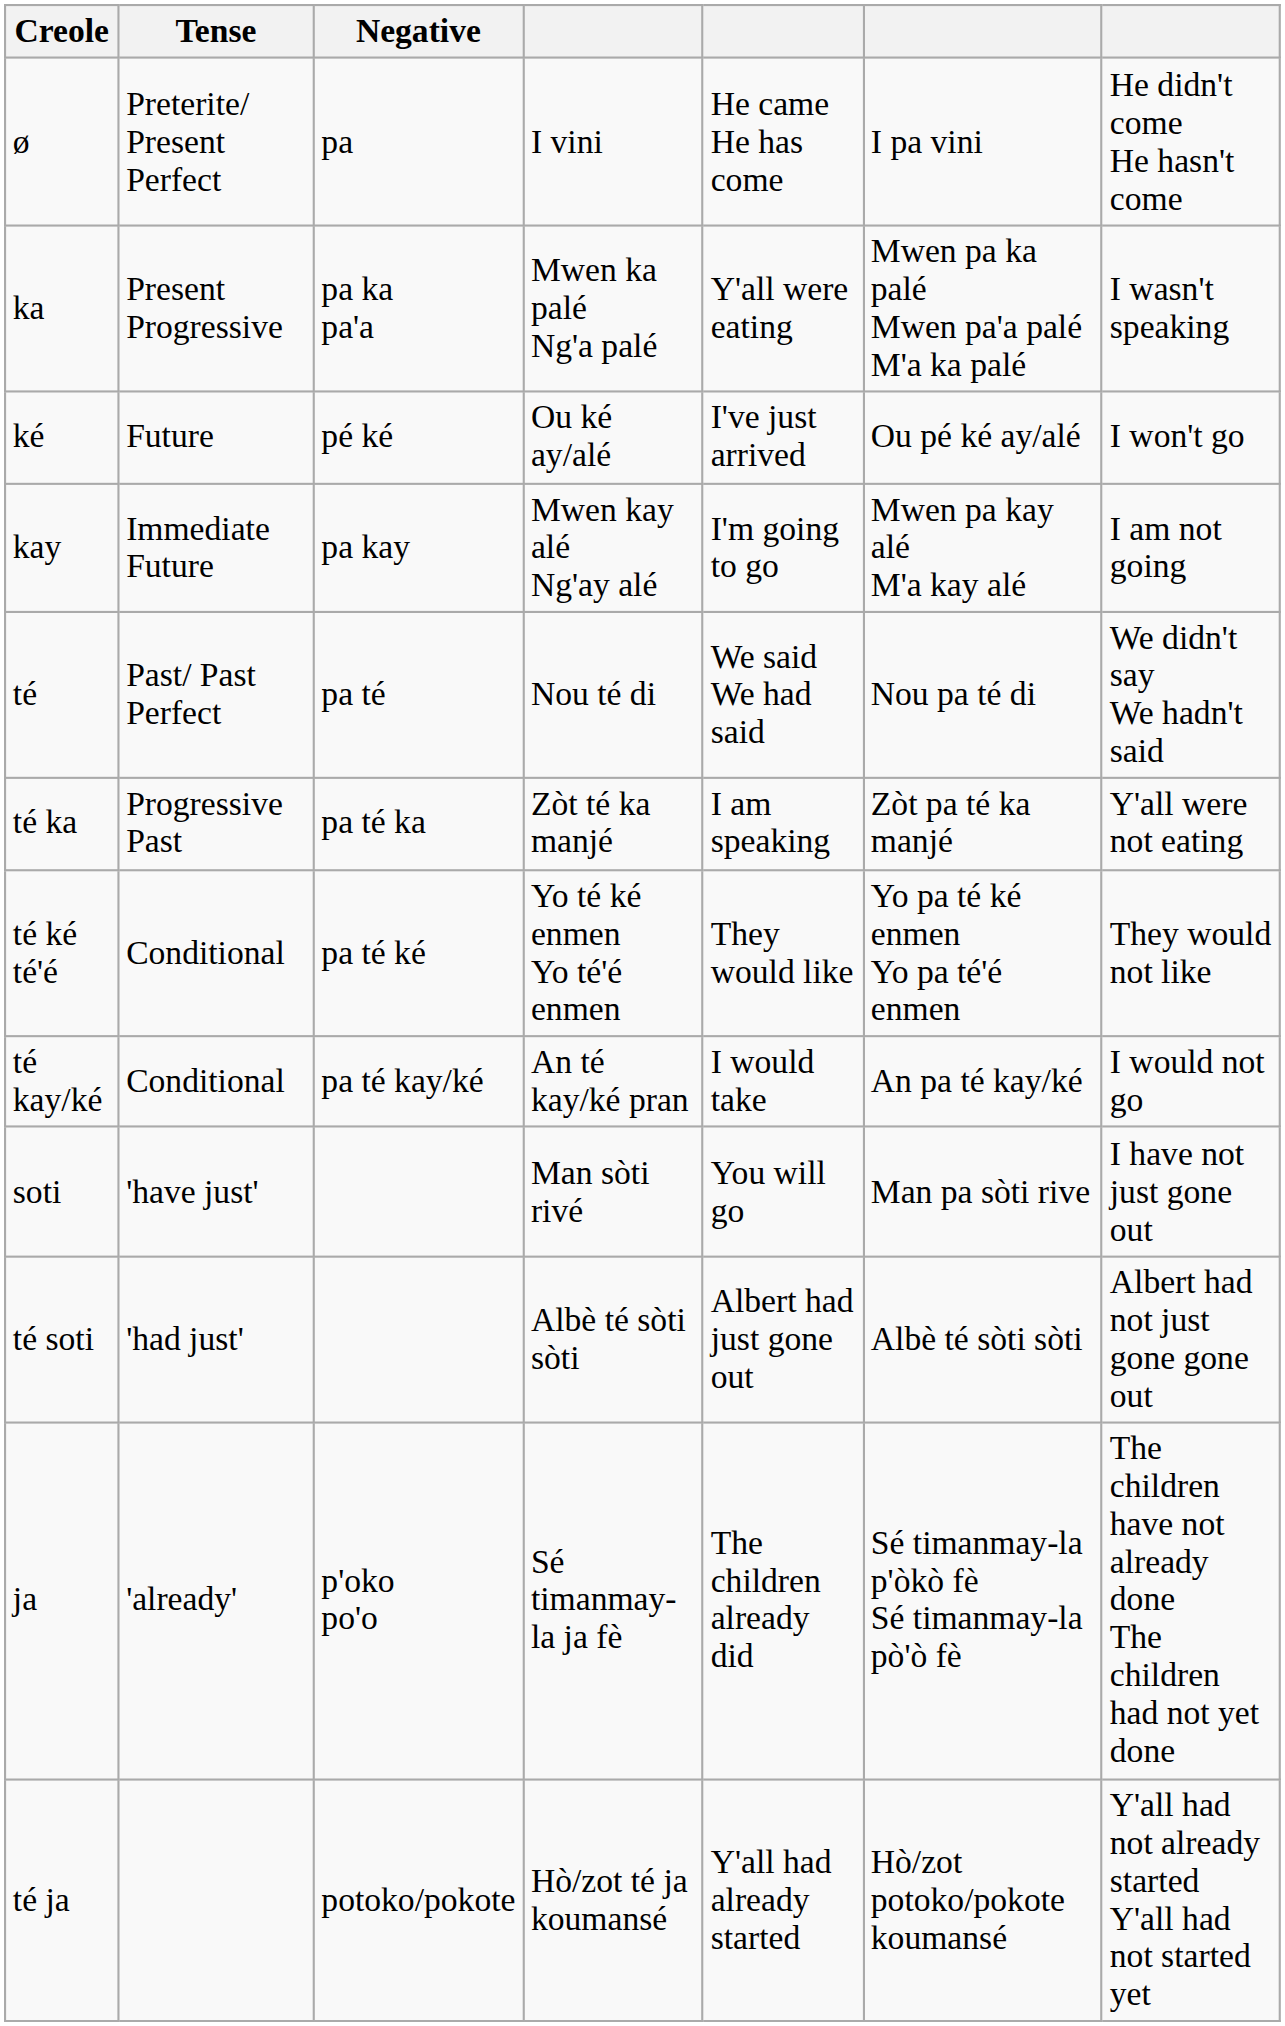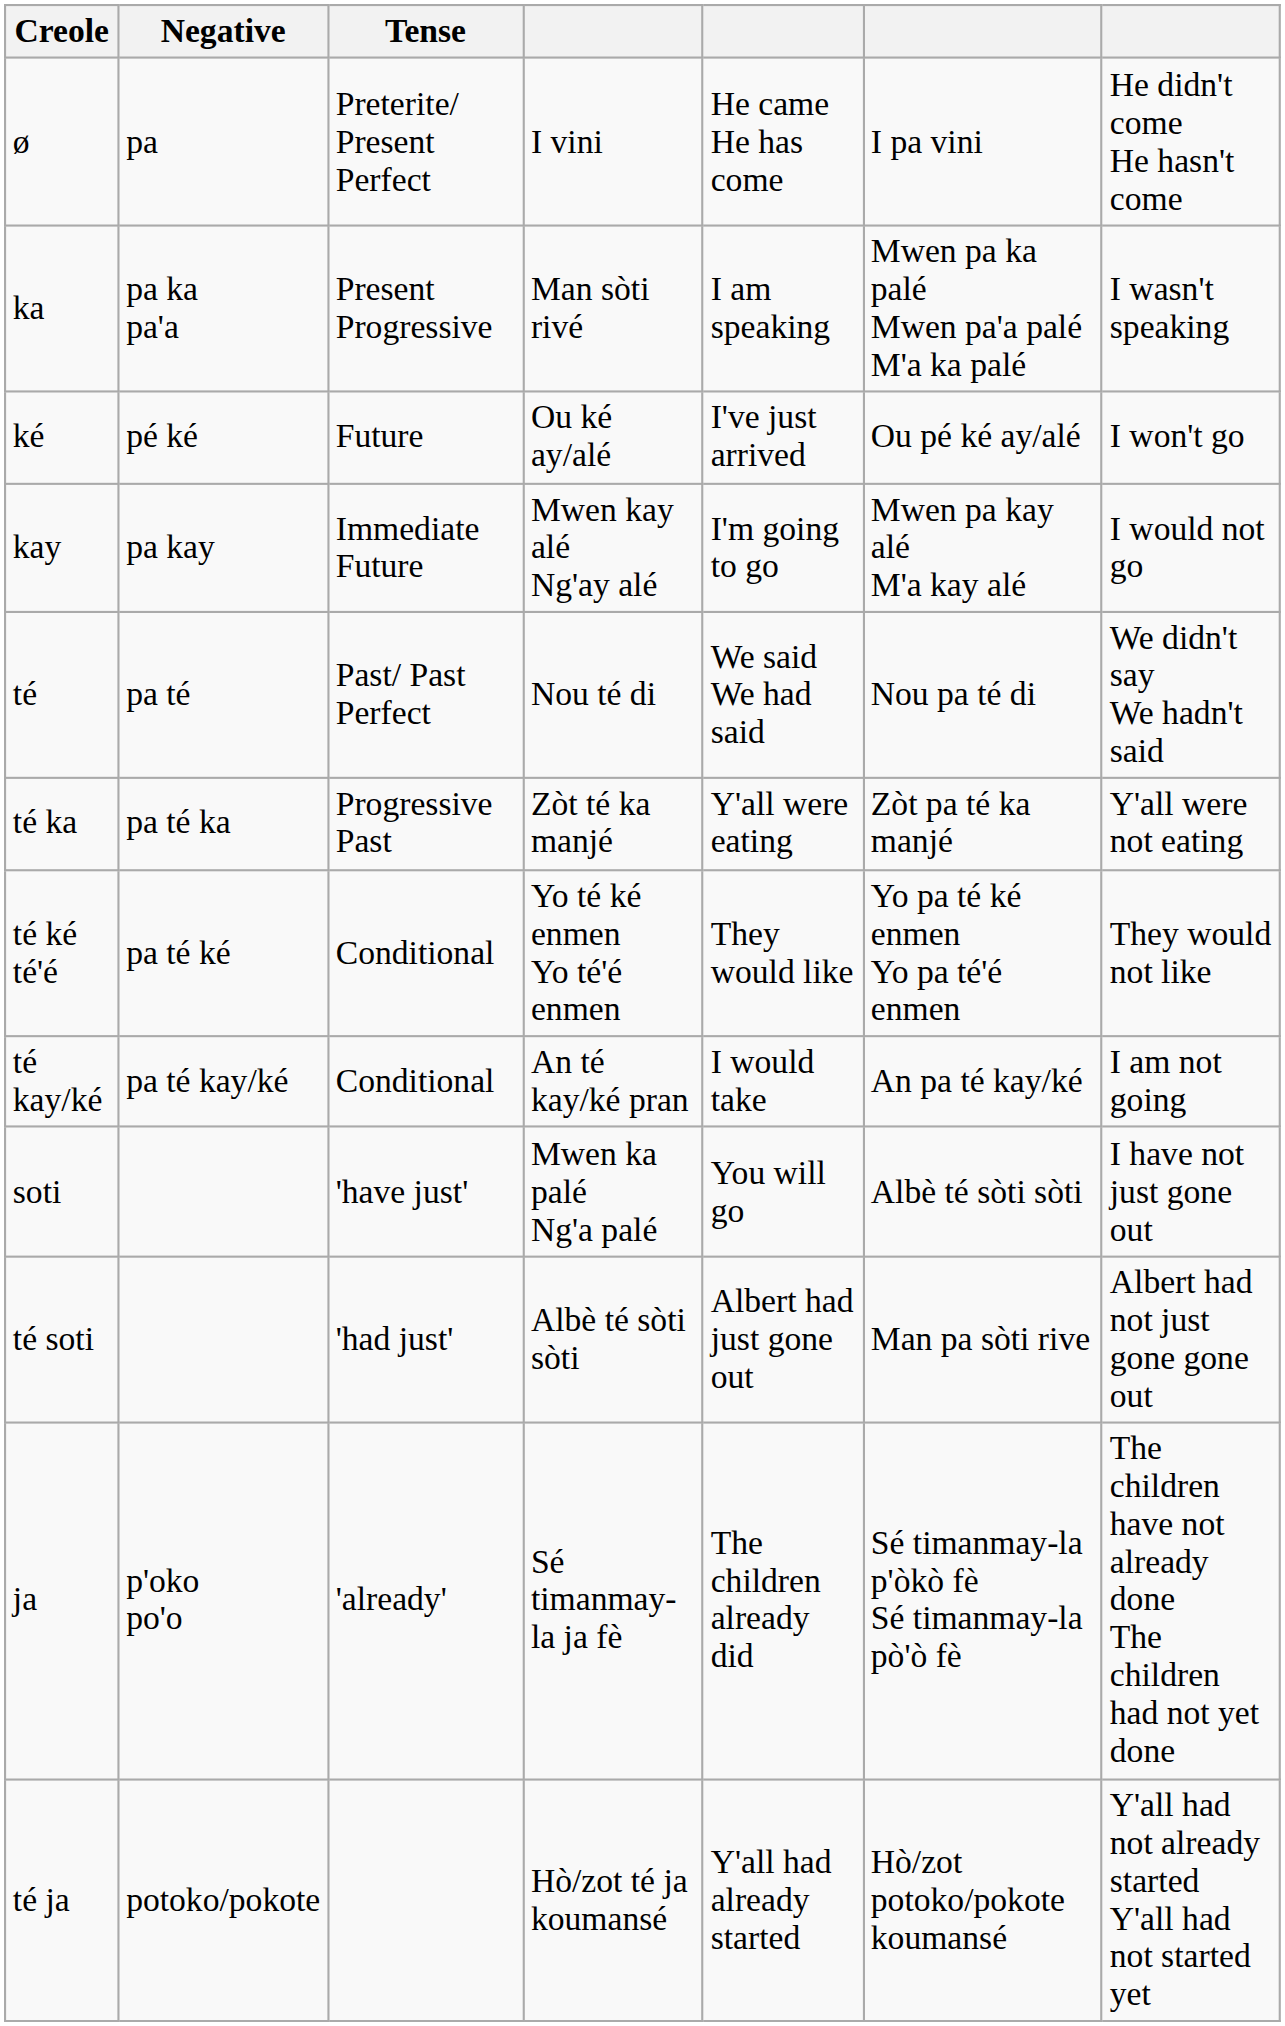columns swapped: (418, 31) <-> (216, 31)
(594, 307) Mwen ka palé Ng'a palé -> (590, 307) Man sòti rivé
(779, 307) Y'all were eating -> (770, 307) I am speaking
(1166, 546) I am not going -> (1187, 546) I would not go
(770, 823) I am speaking -> (779, 823) Y'all were eating
(1187, 1081) I would not go -> (1166, 1081) I am not going
(590, 1191) Man sòti rivé -> (594, 1191) Mwen ka palé Ng'a palé
(980, 1191) Man pa sòti rive -> (977, 1191) Albè té sòti sòti
(977, 1338) Albè té sòti sòti -> (980, 1338) Man pa sòti rive
